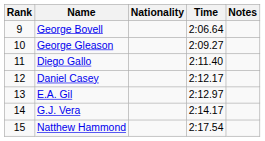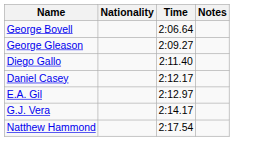- column: (19, 12)
